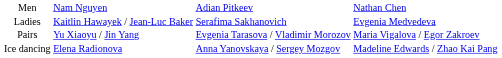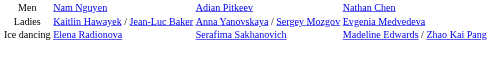(241, 21) Serafima Sakhanovich -> (268, 21) Anna Yanovskaya / Sergey Mozgov
- row: (27, 35)
(268, 49) Anna Yanovskaya / Sergey Mozgov -> (241, 35) Serafima Sakhanovich
